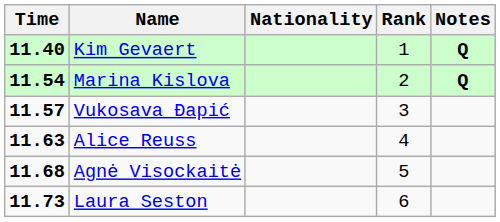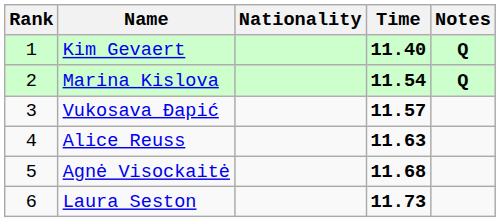columns swapped: (404, 20) <-> (37, 20)
